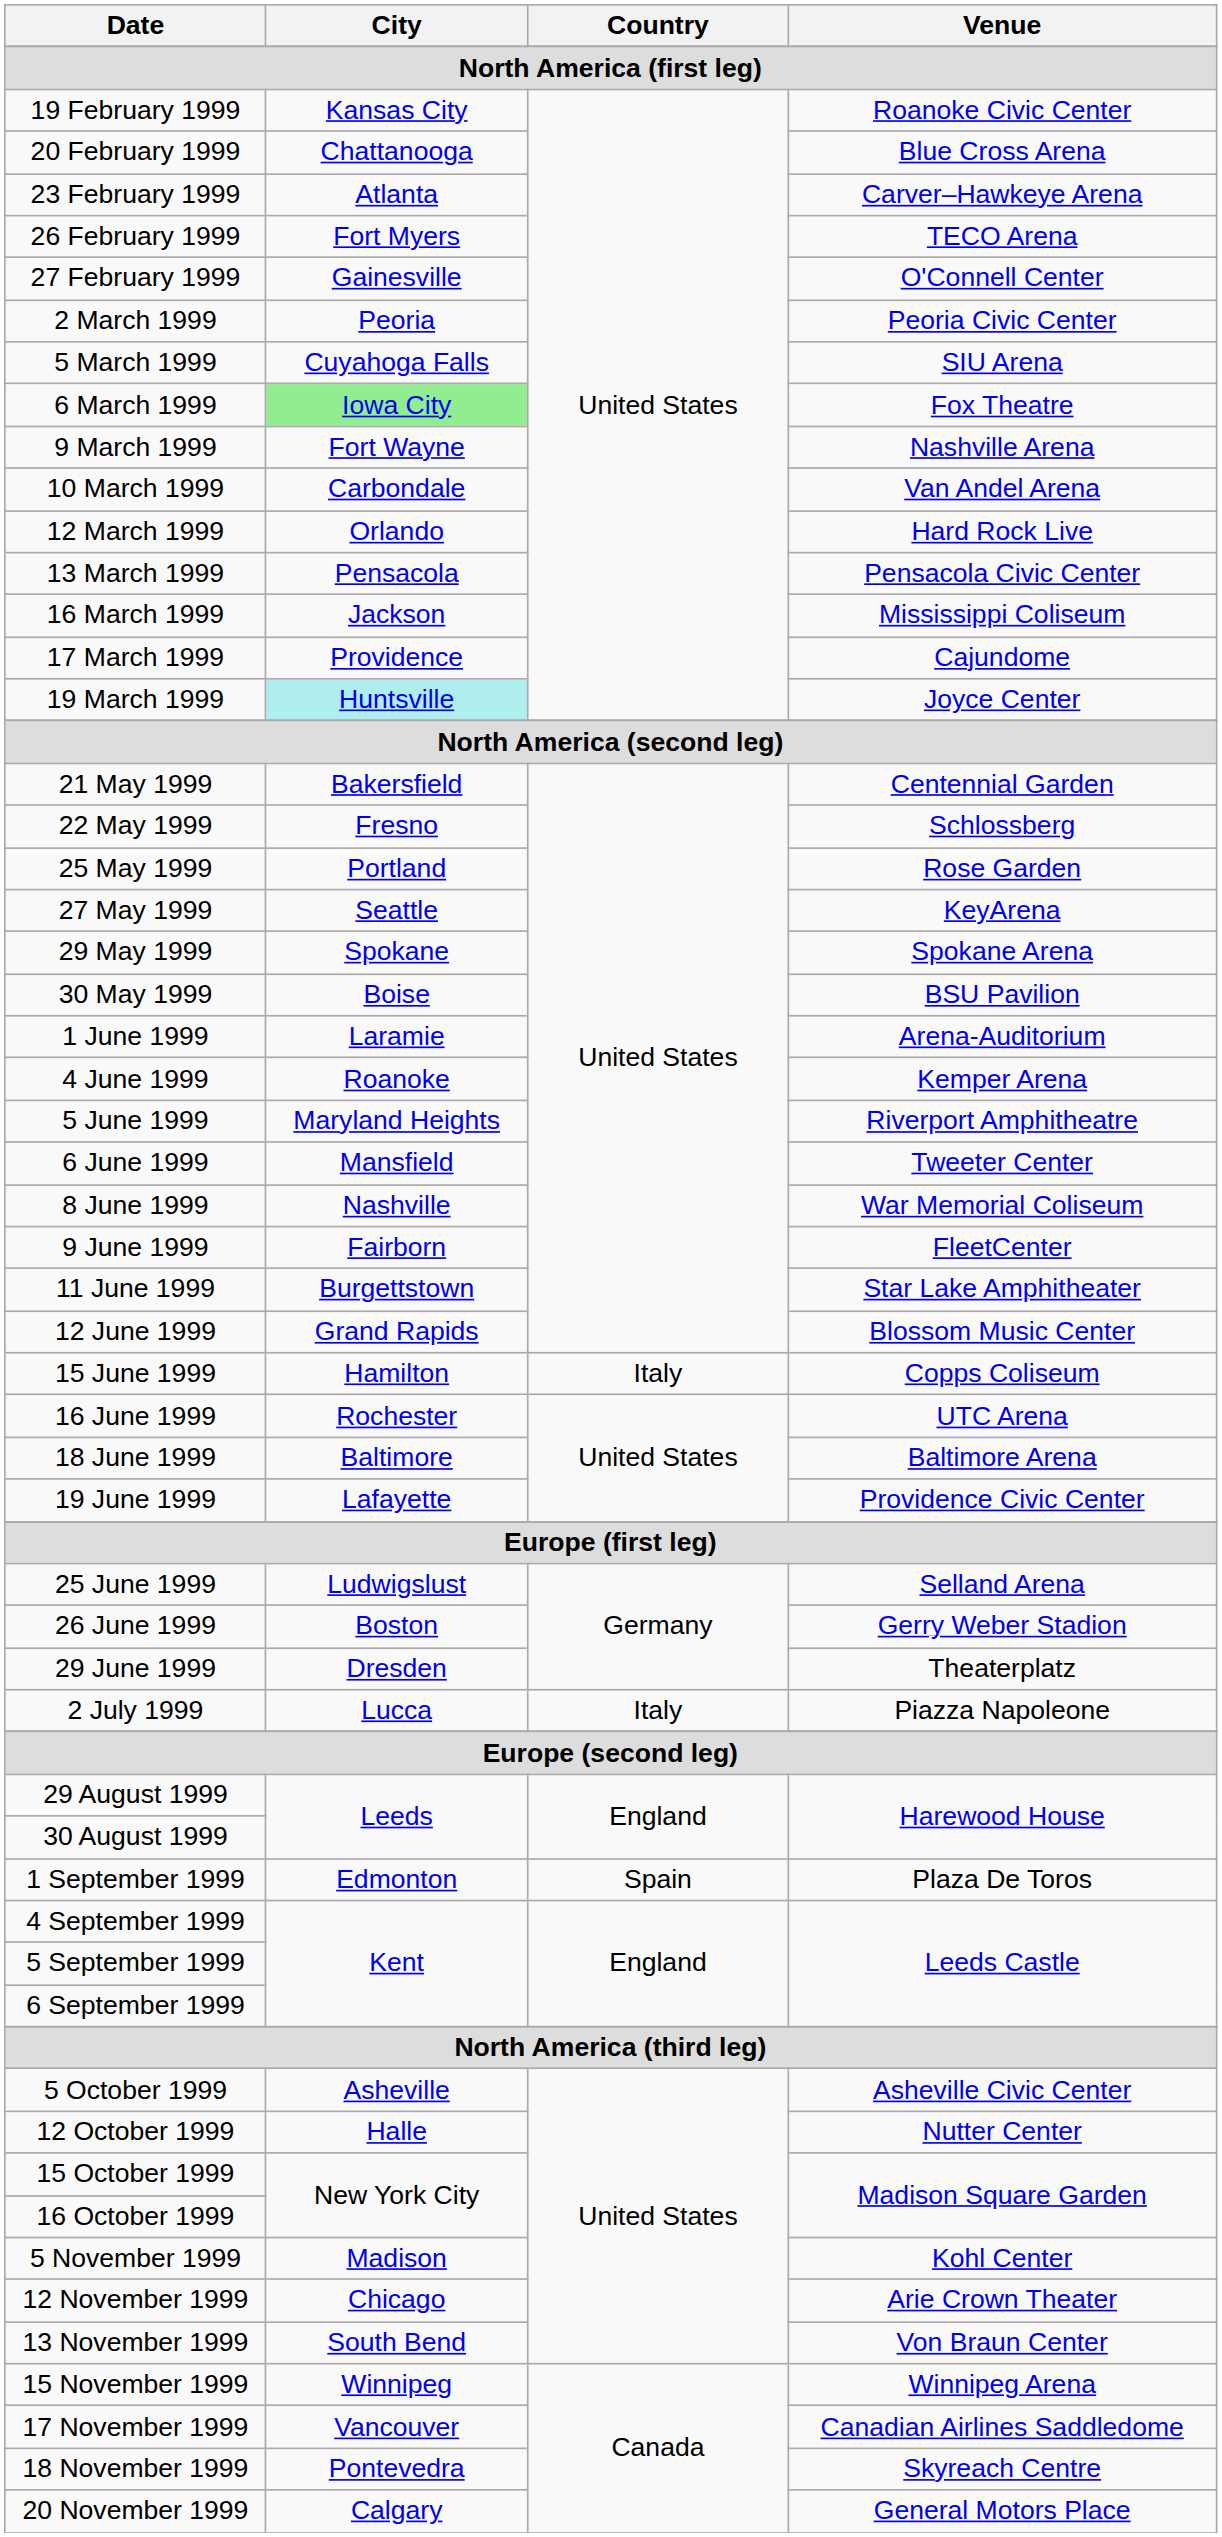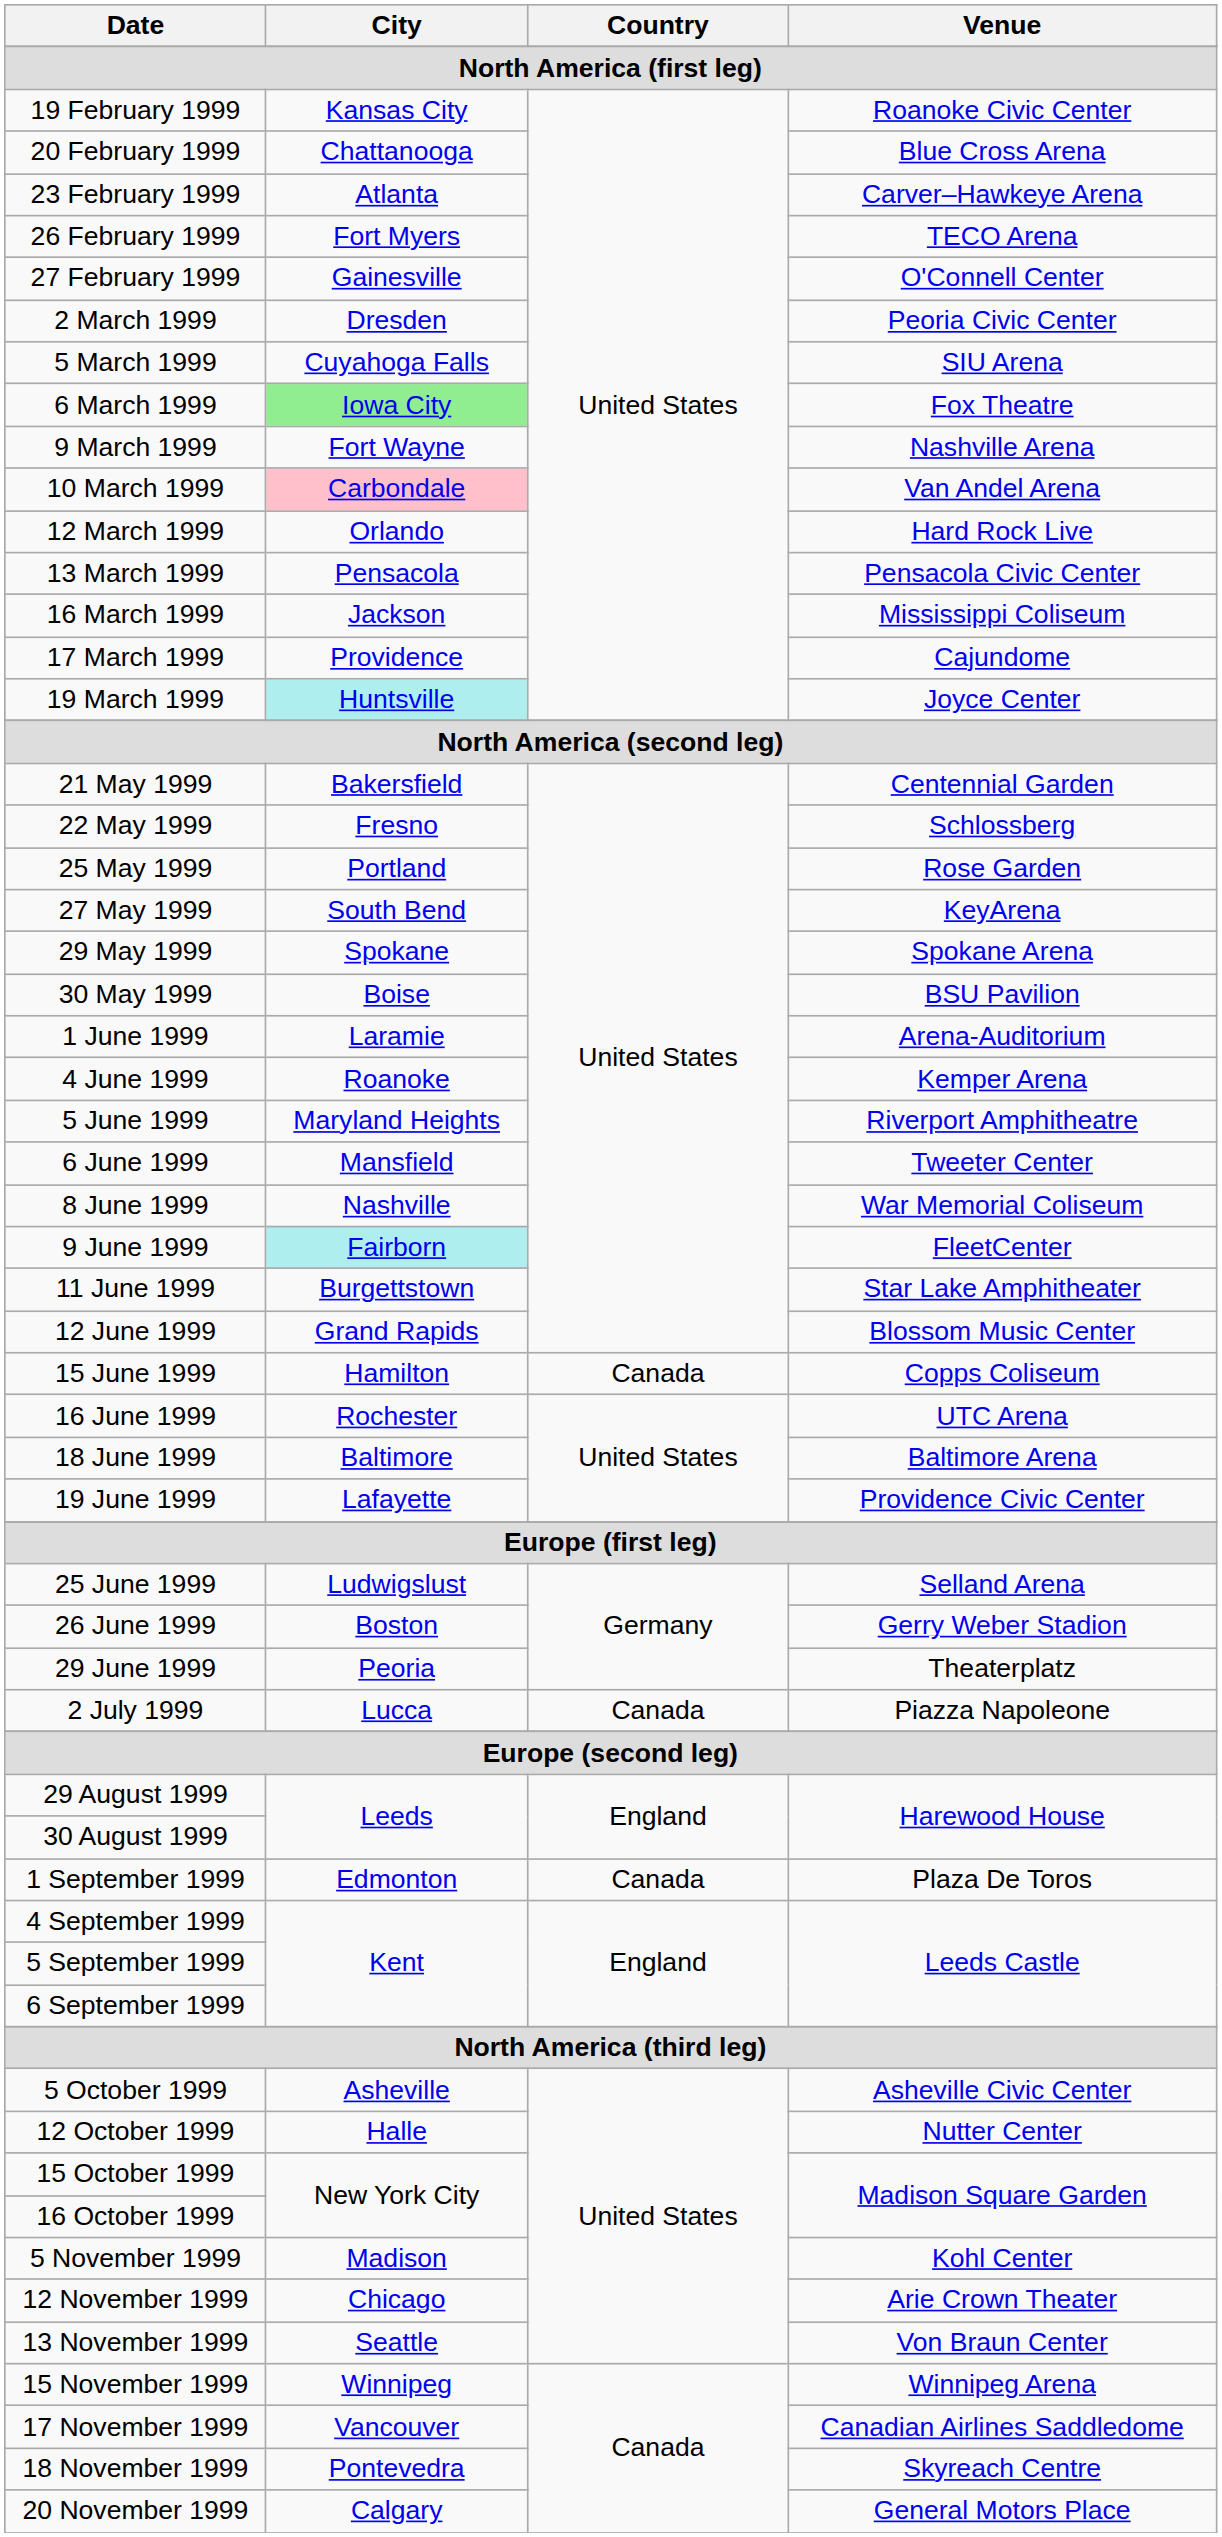(397, 320) Peoria -> (397, 320) Dresden
(397, 488) no background -> (397, 488) pink background
(397, 910) Seattle -> (397, 910) South Bend
(397, 1247) no background -> (397, 1247) paleturquoise background
(658, 1373) Italy -> (658, 1373) Canada
(397, 1668) Dresden -> (397, 1668) Peoria
(658, 1710) Italy -> (658, 1710) Canada
(658, 1878) Spain -> (658, 1878) Canada
(397, 2342) South Bend -> (397, 2342) Seattle
